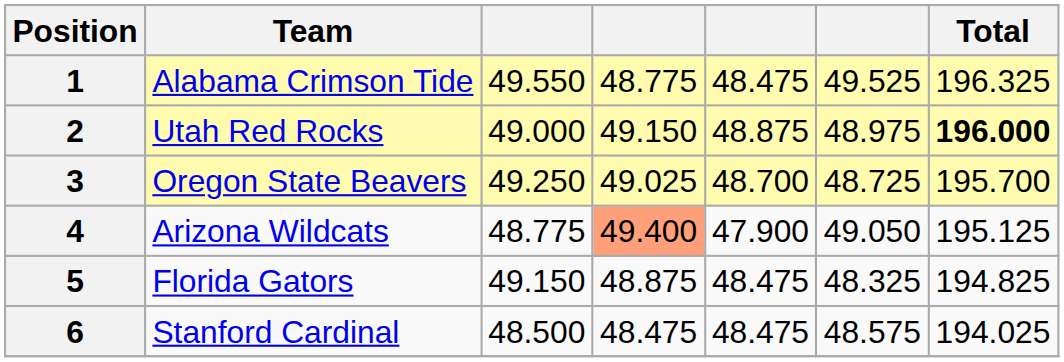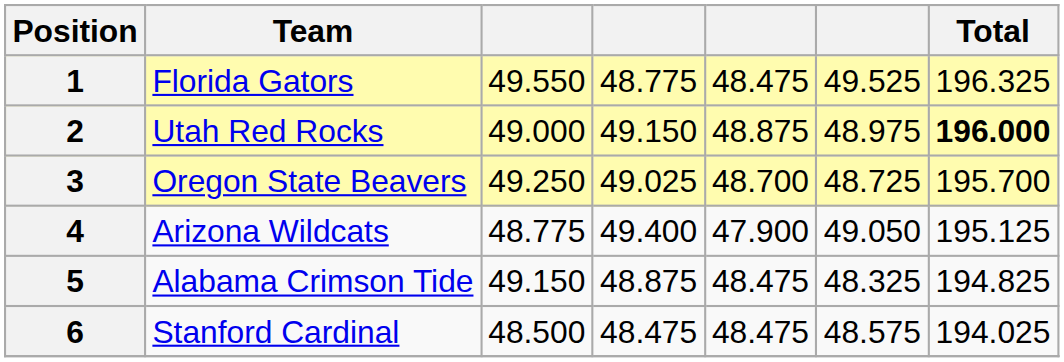(313, 81) Alabama Crimson Tide -> (253, 81) Florida Gators
(649, 232) lightsalmon background -> (649, 232) no background
(253, 282) Florida Gators -> (313, 282) Alabama Crimson Tide
